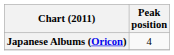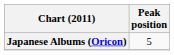(149, 41) 4 -> (149, 41) 5
